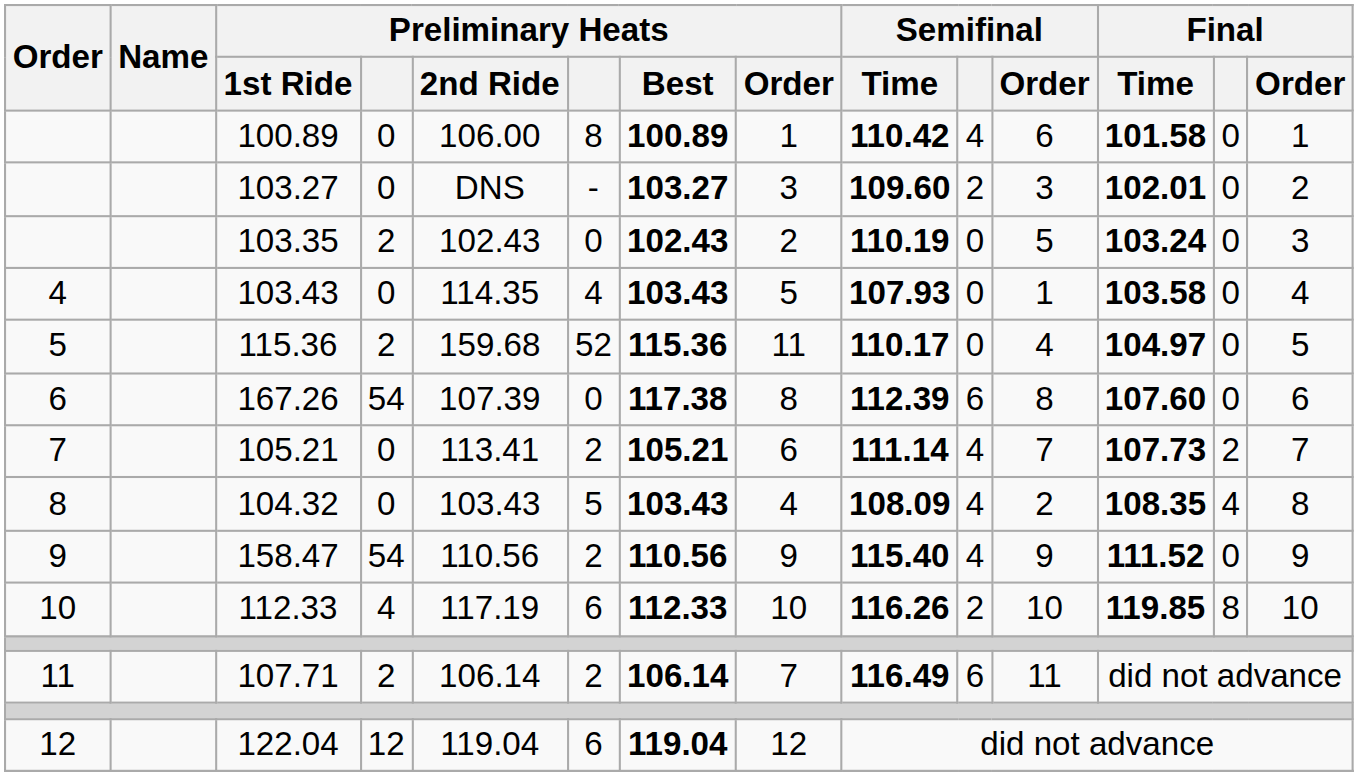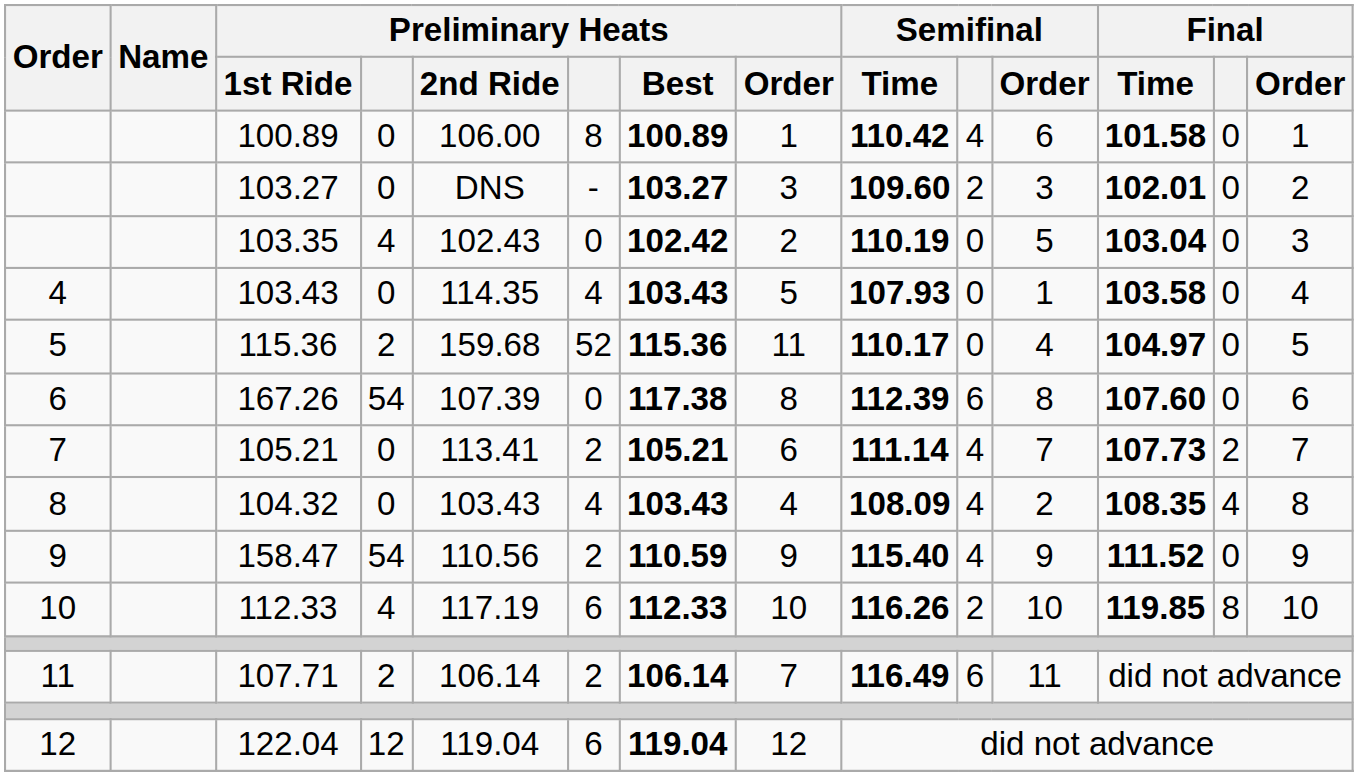(386, 240) 2 -> (386, 240) 4
(678, 240) 102.43 -> (678, 240) 102.42
(1156, 240) 103.24 -> (1156, 240) 103.04
(593, 503) 5 -> (593, 503) 4
(678, 556) 110.56 -> (678, 556) 110.59
